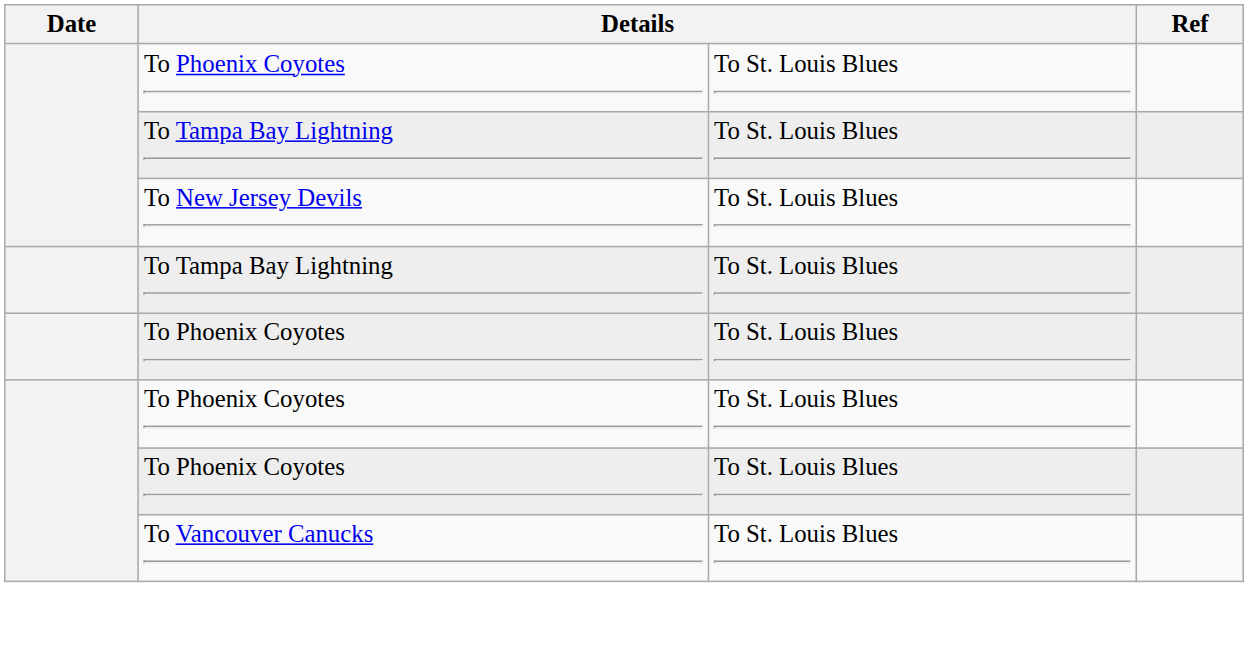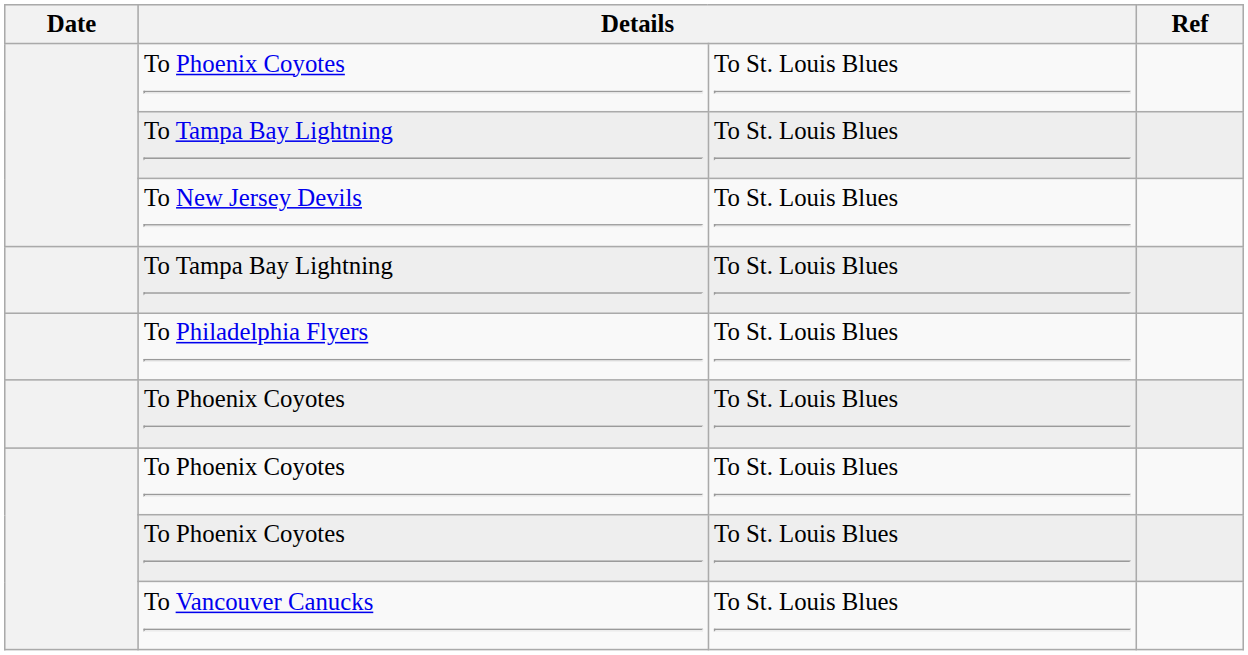+ row: (72, 347)
